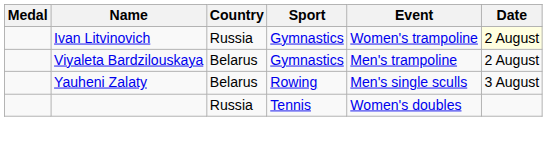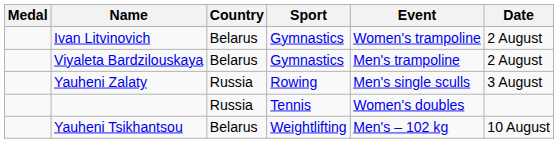(231, 37) Russia -> (234, 37) Belarus
(512, 37) lightyellow background -> (515, 37) no background
(234, 82) Belarus -> (231, 82) Russia
+ row: (118, 127)
